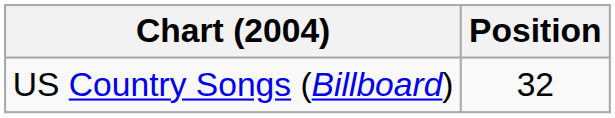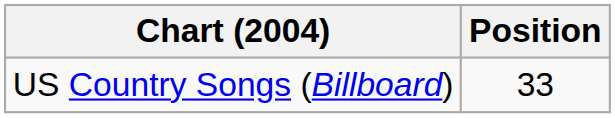(535, 84) 32 -> (535, 84) 33
